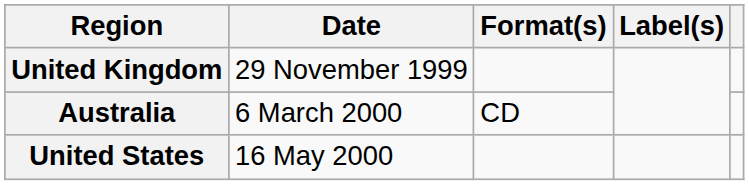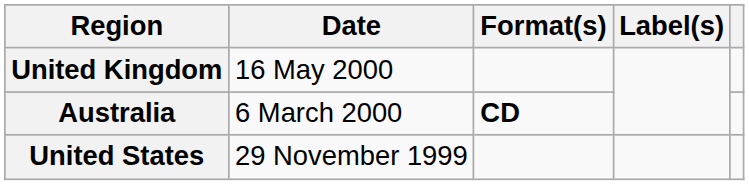(351, 69) 29 November 1999 -> (314, 69) 16 May 2000
(500, 112) normal -> (500, 112) bold
(314, 156) 16 May 2000 -> (351, 156) 29 November 1999
